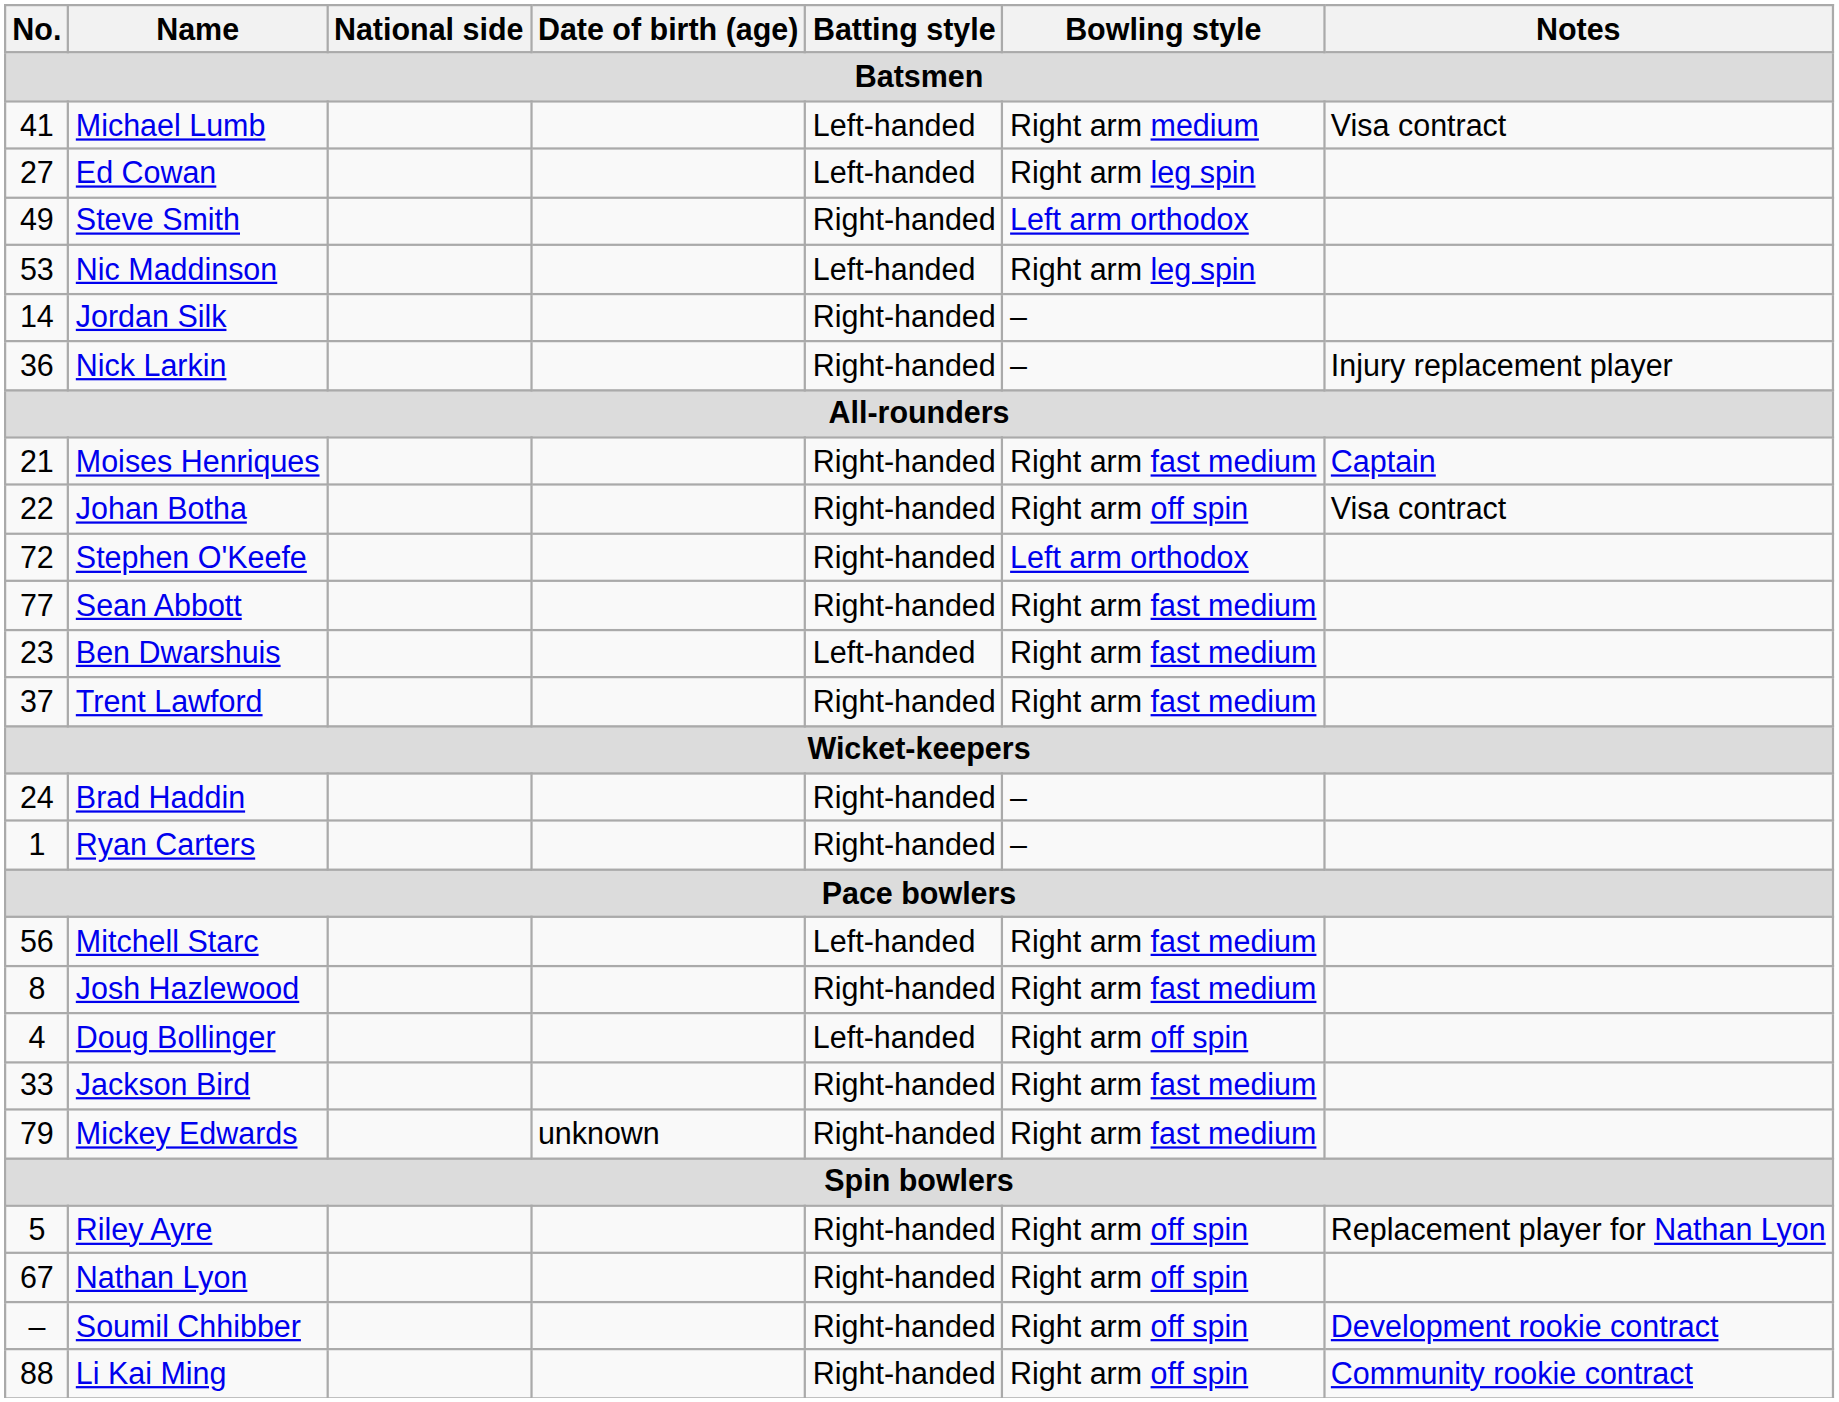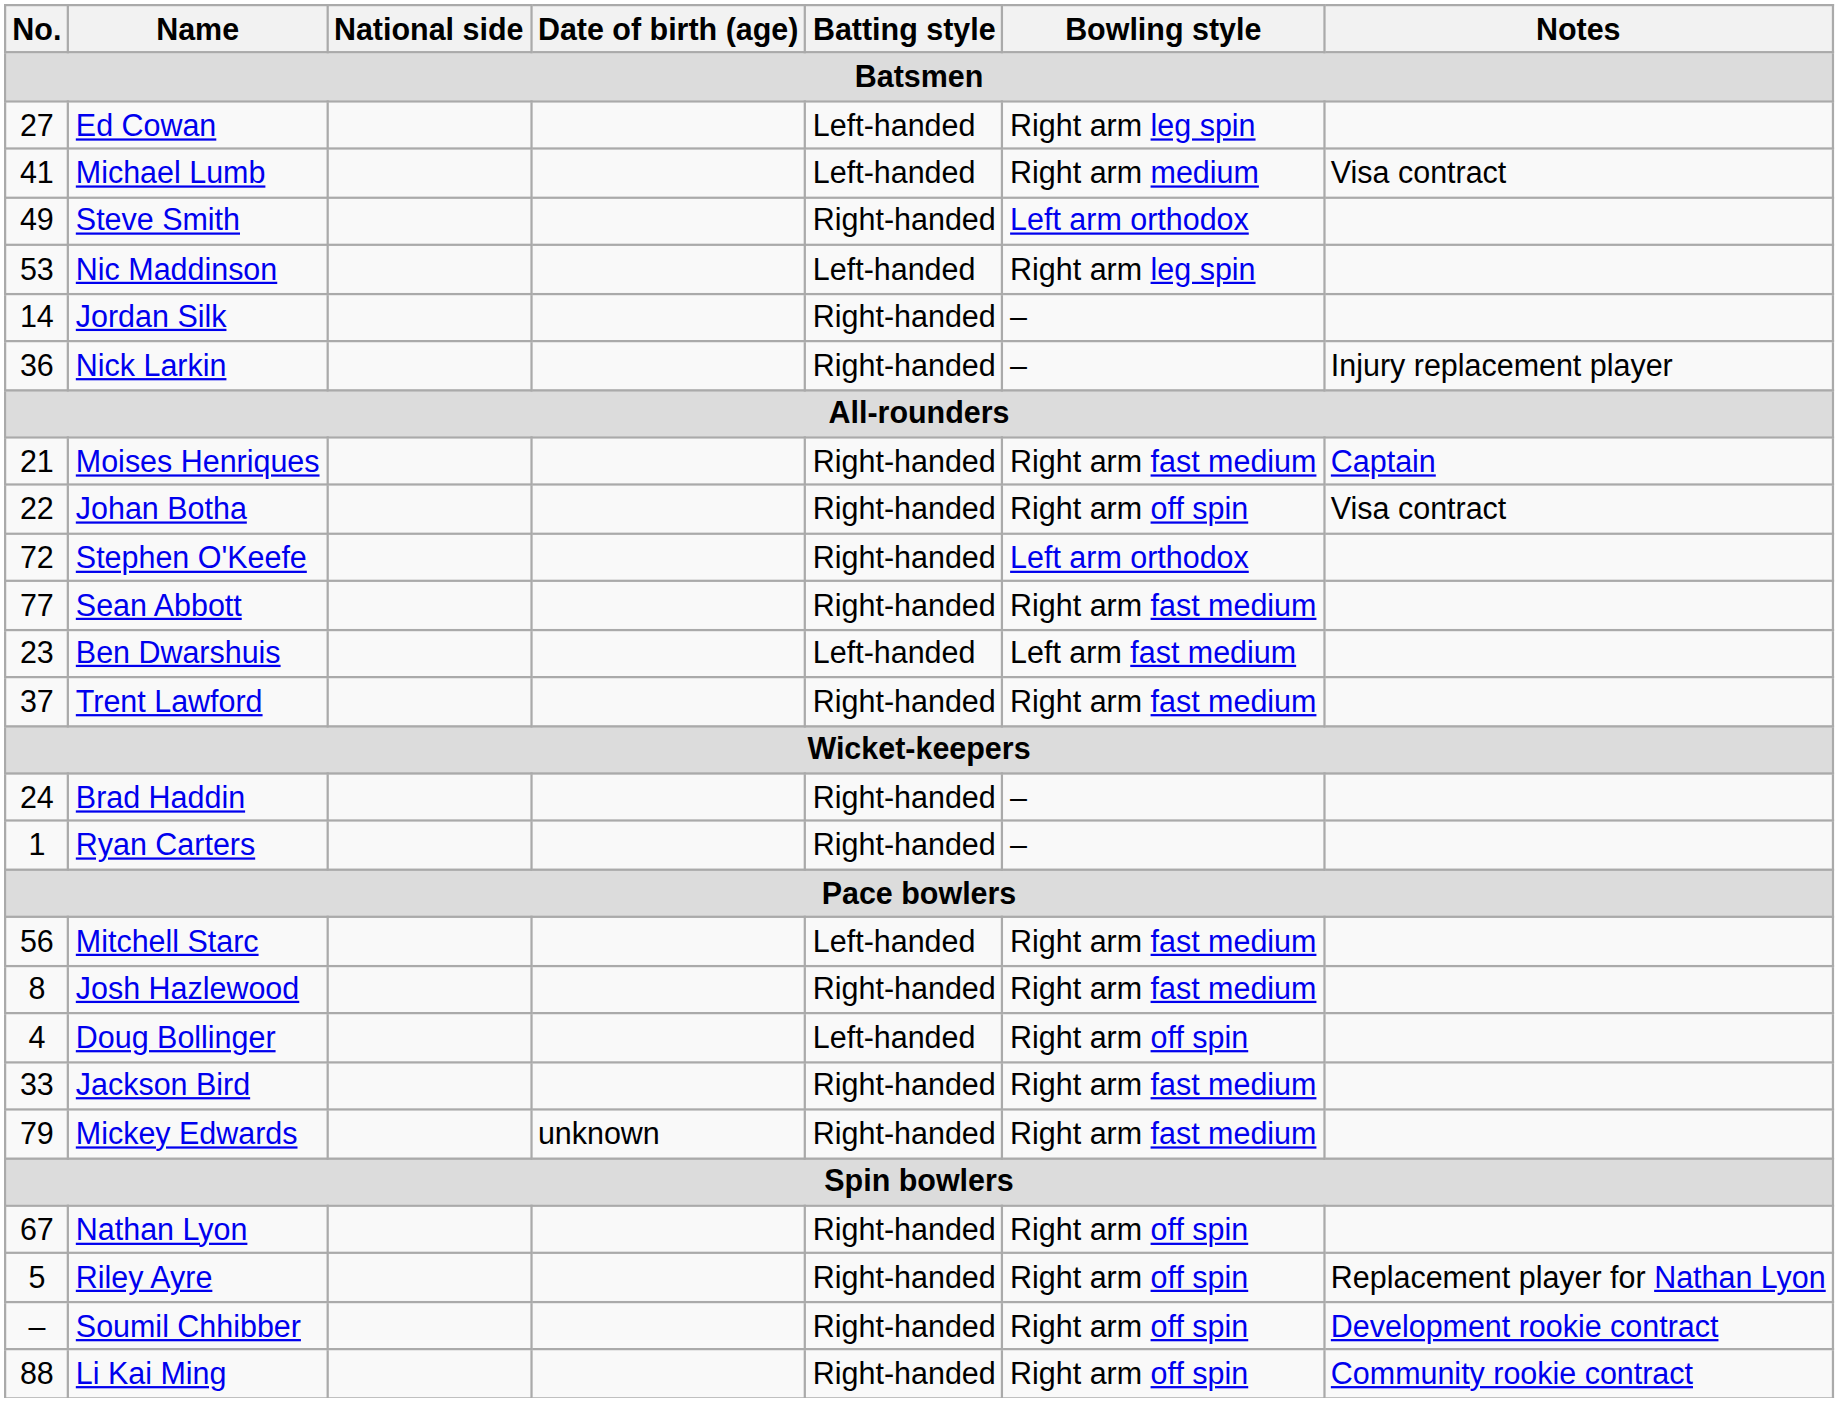rows swapped: (171, 125) <-> (146, 173)
(1163, 653) Right arm fast medium -> (1153, 653) Left arm fast medium
rows swapped: (162, 1277) <-> (144, 1229)
